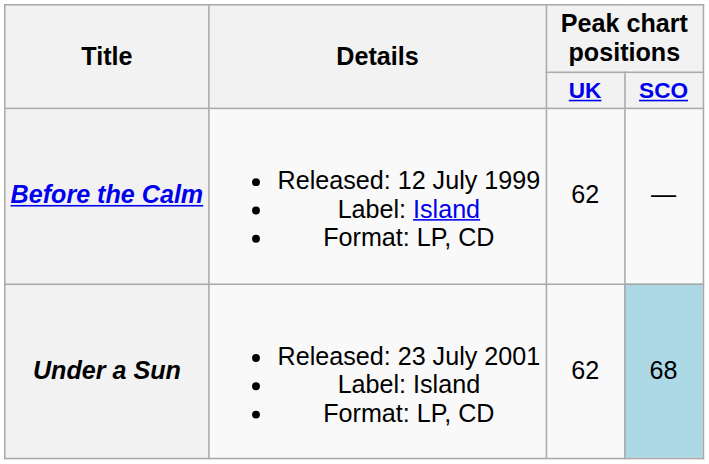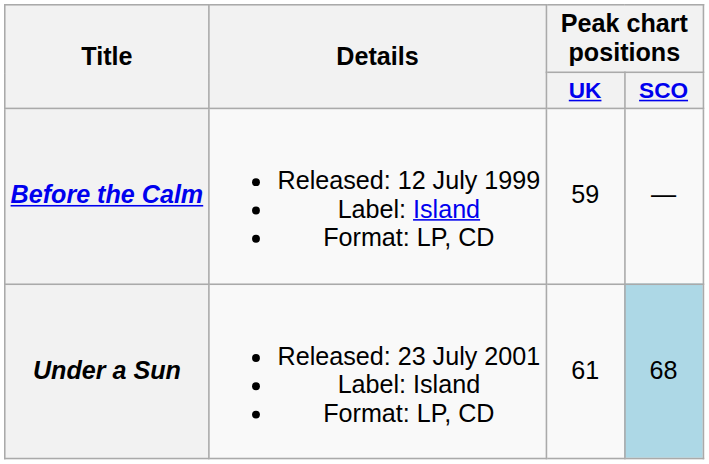(585, 195) 62 -> (585, 195) 59
(585, 370) 62 -> (585, 370) 61
